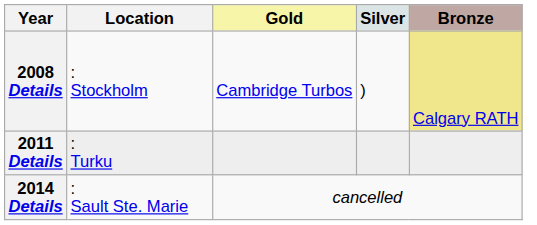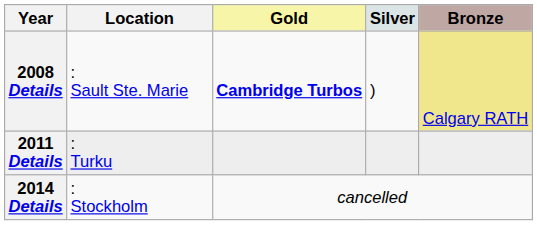(109, 81) : Stockholm -> (129, 81) : Sault Ste. Marie
(284, 90) normal -> (289, 90) bold
(129, 198) : Sault Ste. Marie -> (109, 198) : Stockholm
